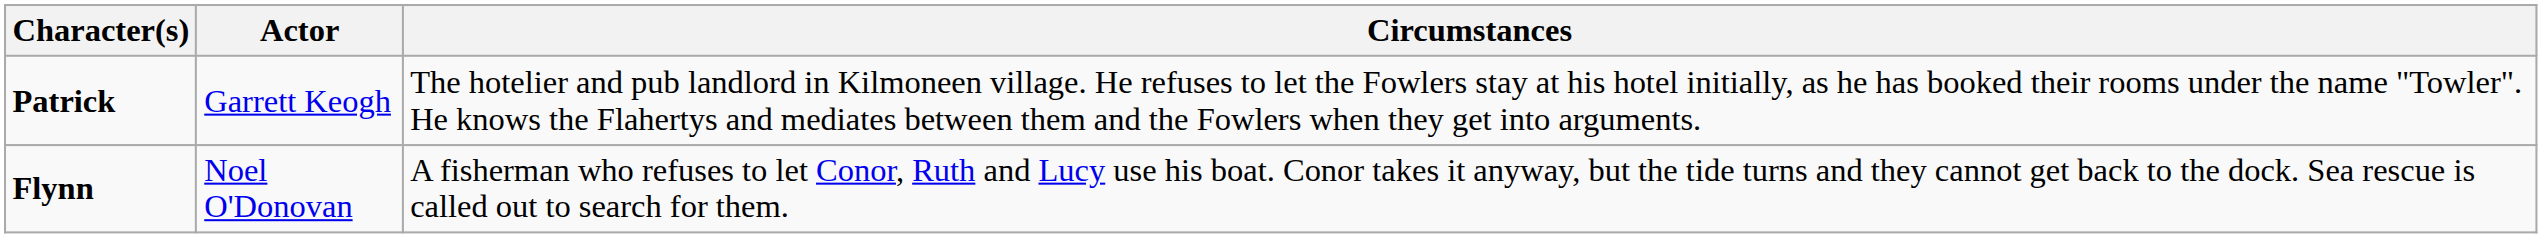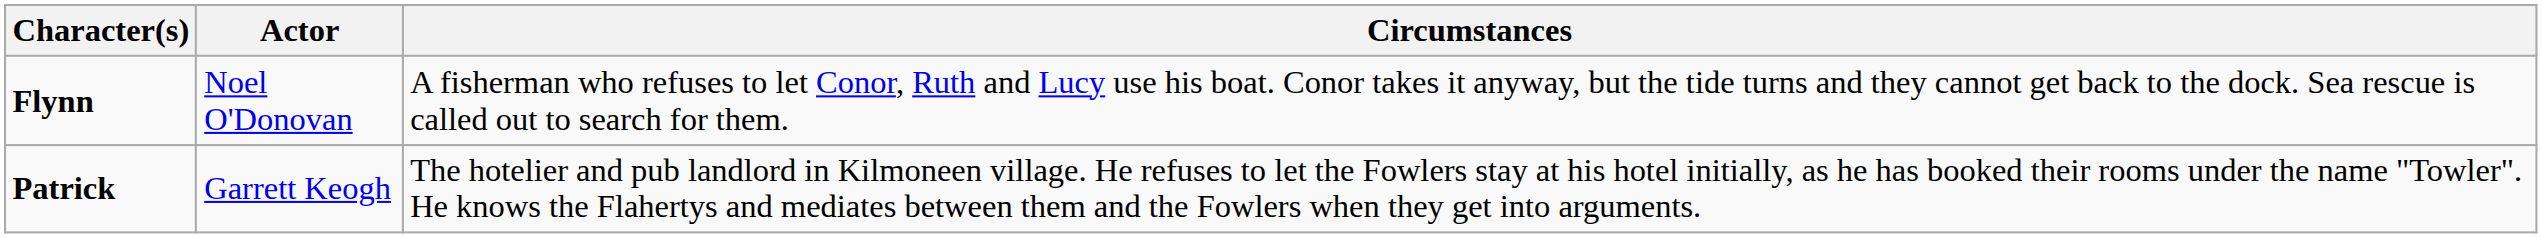rows swapped: (64, 100) <-> (53, 188)
